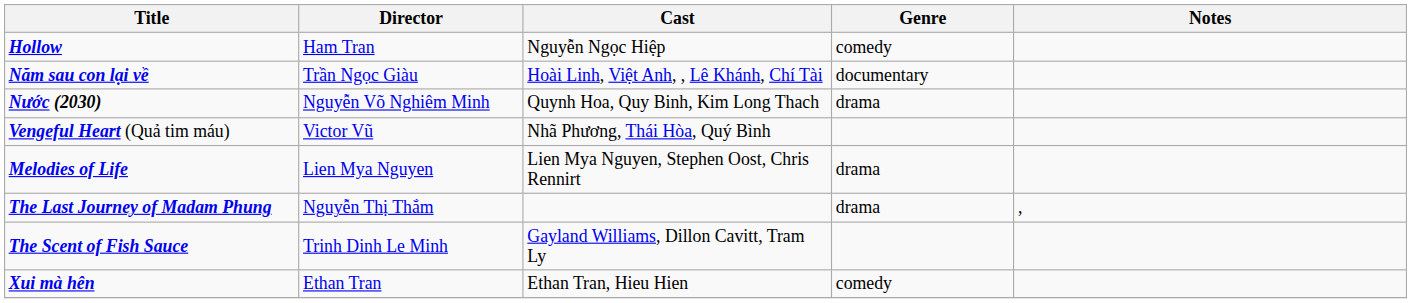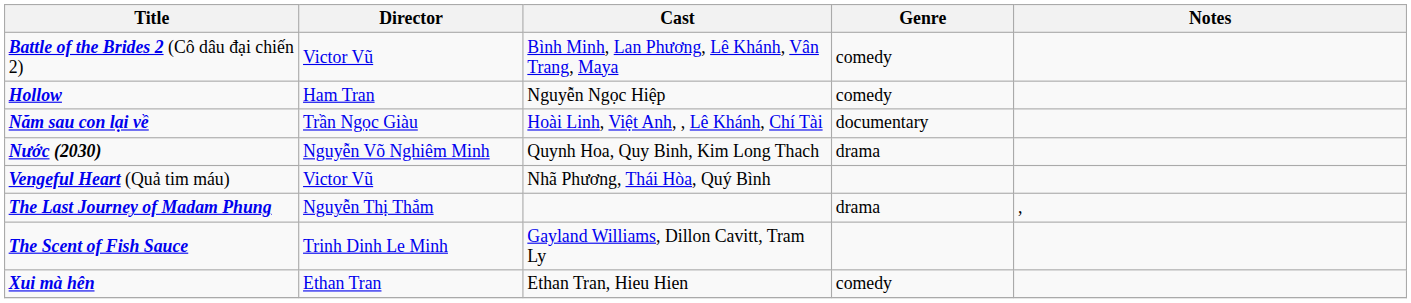+ row: (151, 56)
- row: (68, 169)
